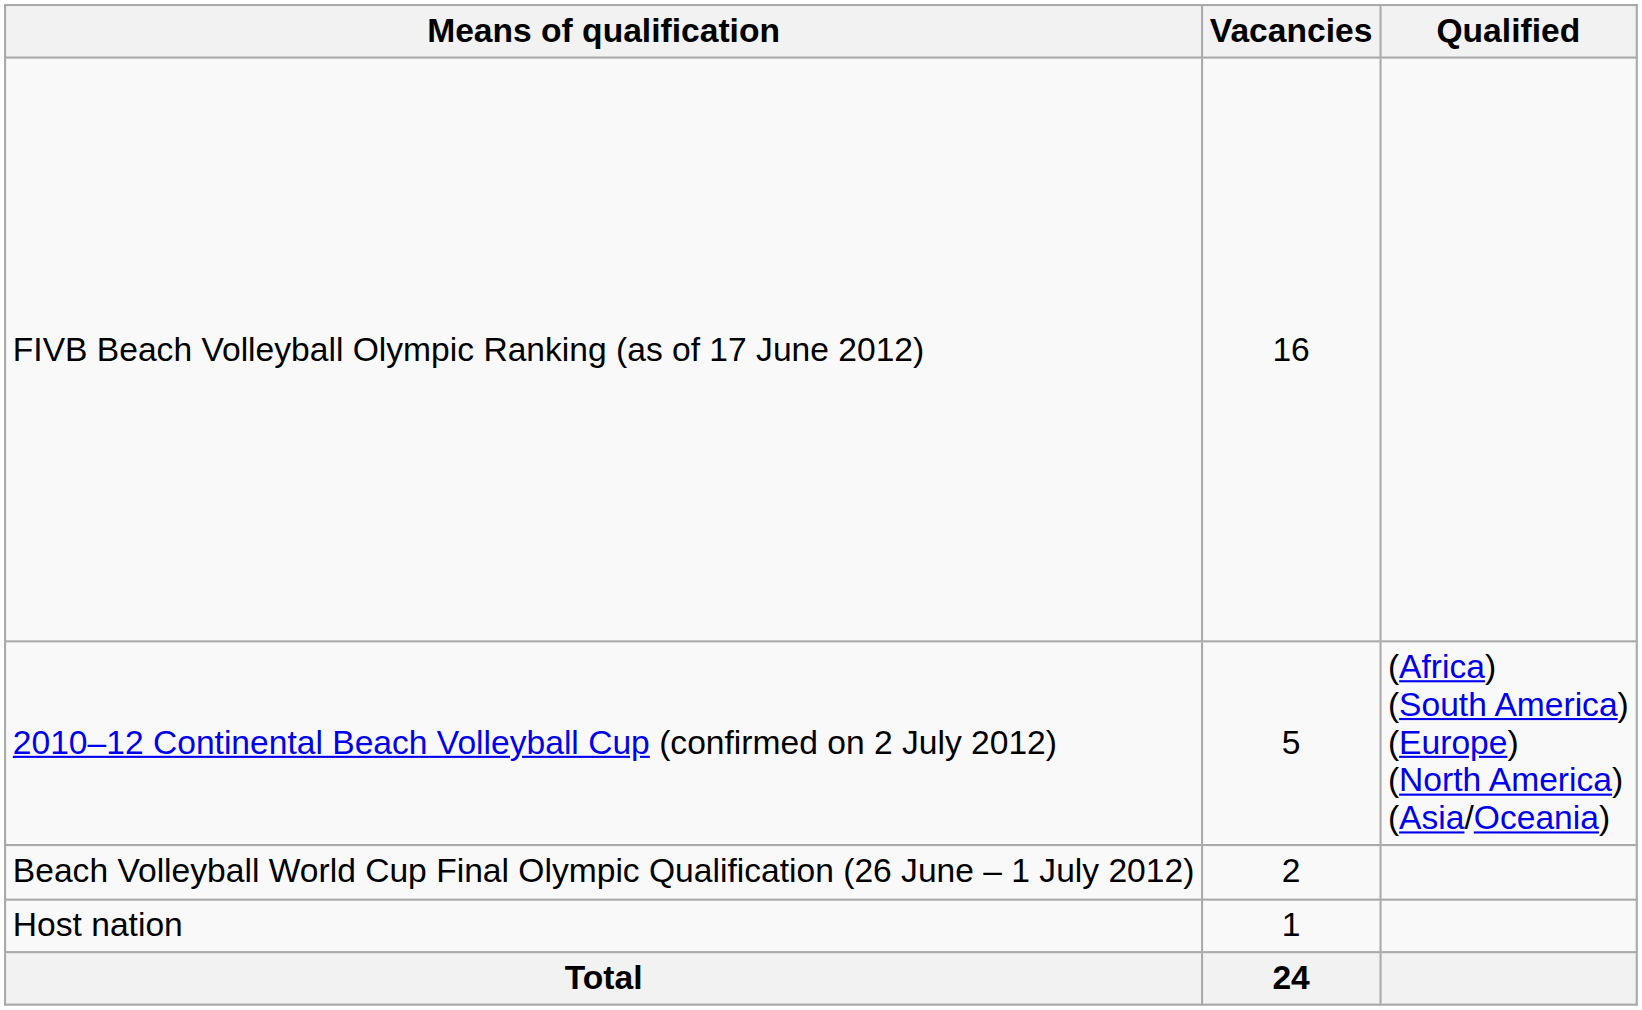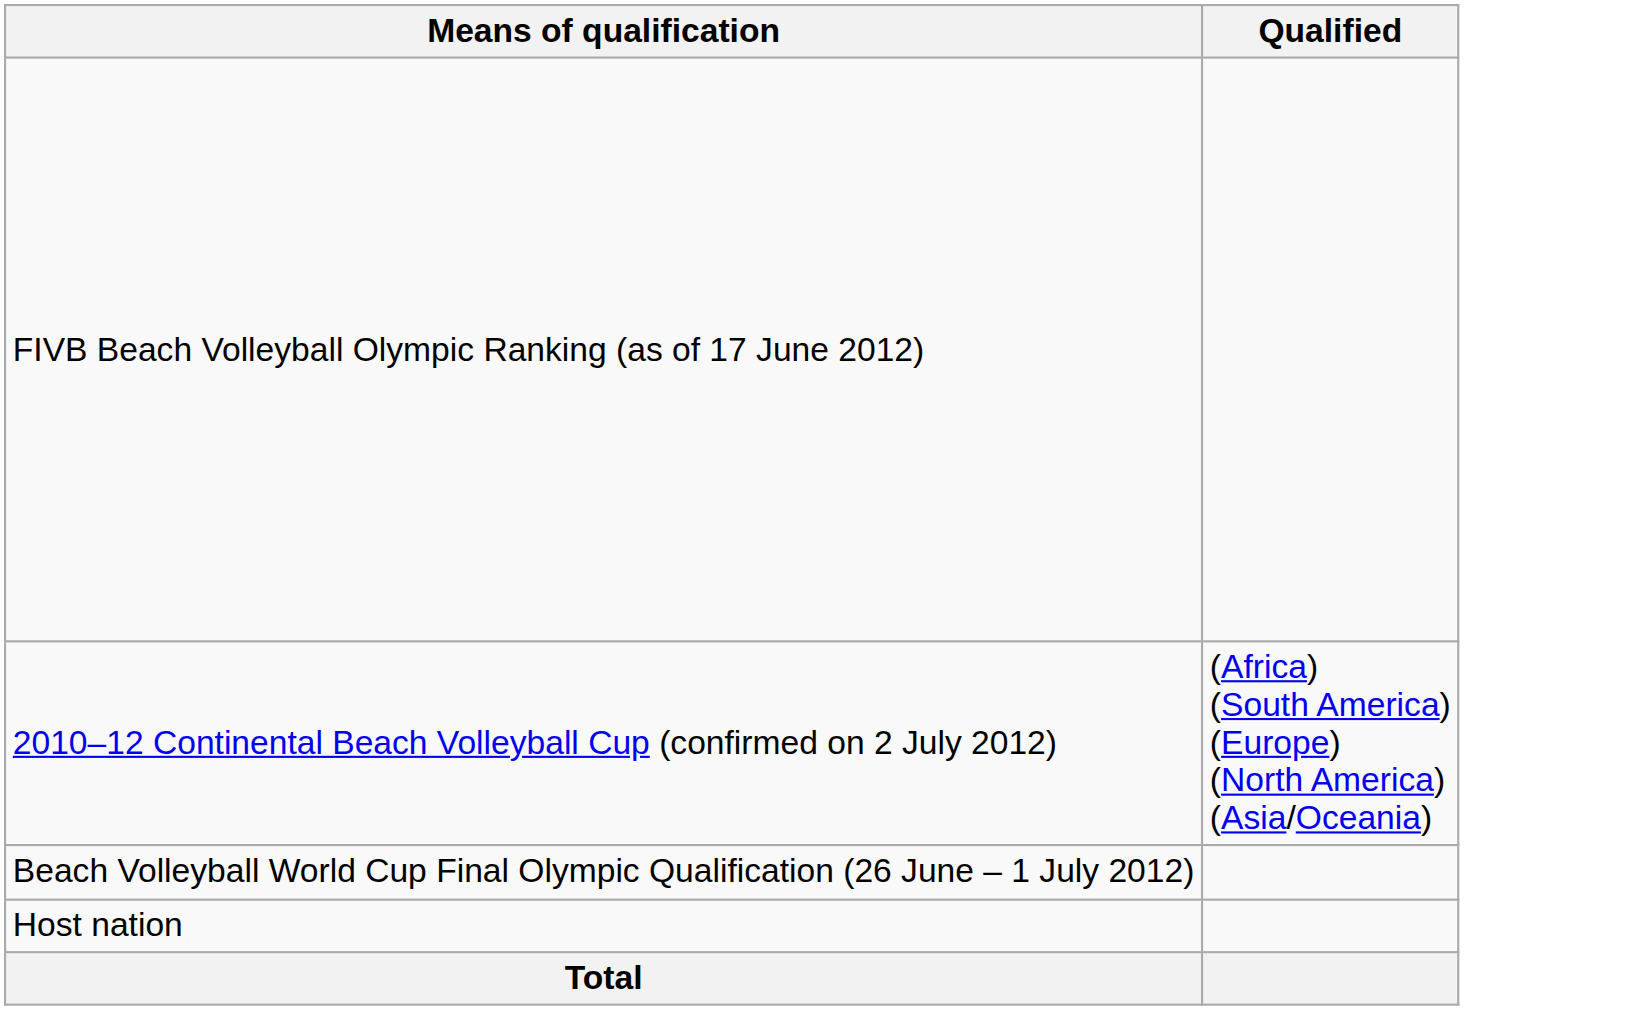- column: (1291, 31)
